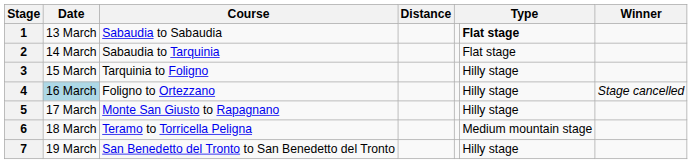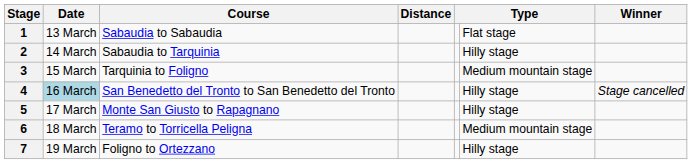(491, 33) bold -> (489, 33) normal
(489, 52) Flat stage -> (490, 52) Hilly stage
(490, 71) Hilly stage -> (527, 71) Medium mountain stage
(159, 91) Foligno to Ortezzano -> (249, 91) San Benedetto del Tronto to San Benedetto del Tronto
(249, 149) San Benedetto del Tronto to San Benedetto del Tronto -> (159, 149) Foligno to Ortezzano
